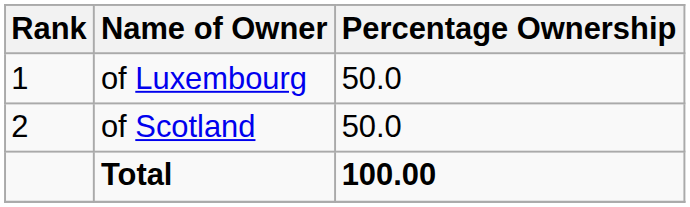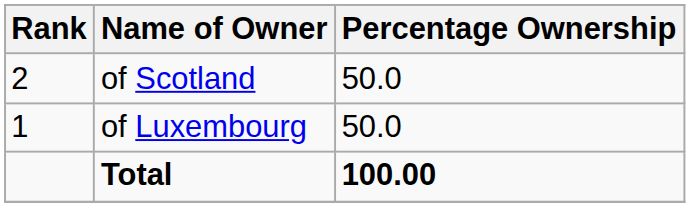rows swapped: (204, 77) <-> (178, 126)
